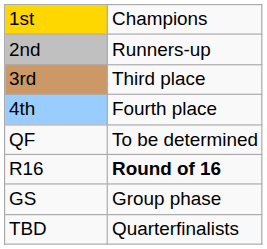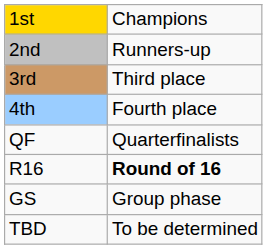(185, 139) To be determined -> (176, 139) Quarterfinalists
(176, 229) Quarterfinalists -> (185, 229) To be determined
